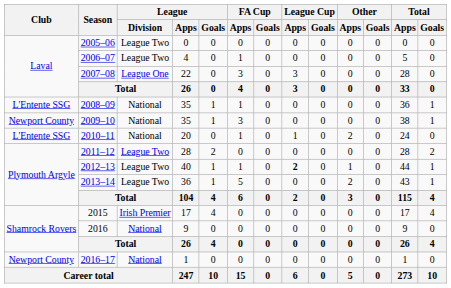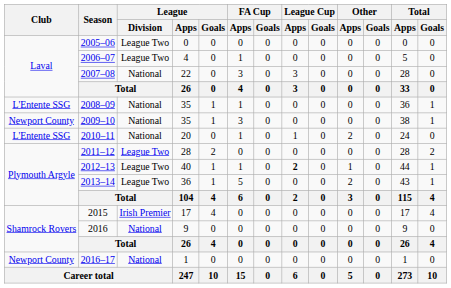(145, 74) League One -> (145, 74) National
